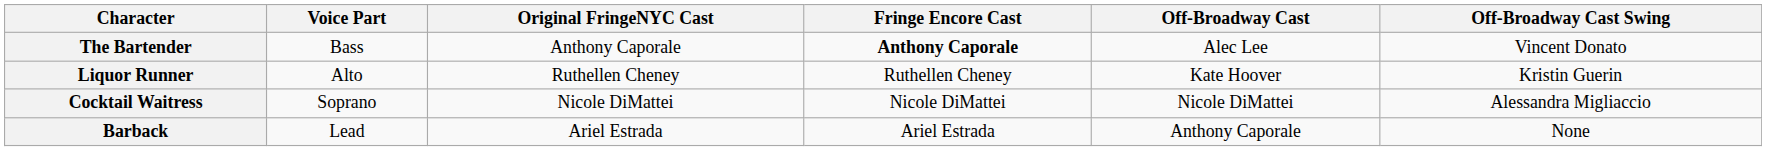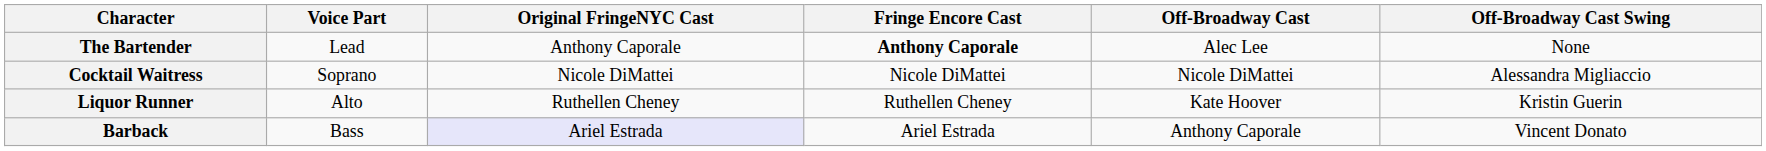(347, 46) Bass -> (347, 46) Lead
(1571, 46) Vincent Donato -> (1571, 46) None
rows swapped: (136, 103) <-> (136, 74)
(347, 131) Lead -> (347, 131) Bass
(616, 131) no background -> (616, 131) lavender background
(1571, 131) None -> (1571, 131) Vincent Donato
